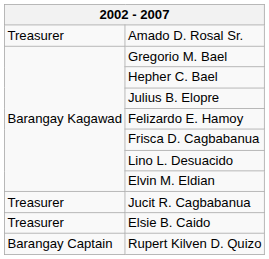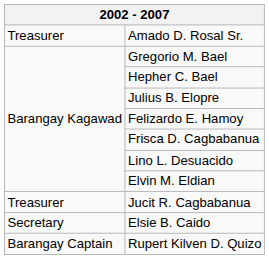(36, 222) Treasurer -> (36, 222) Secretary
